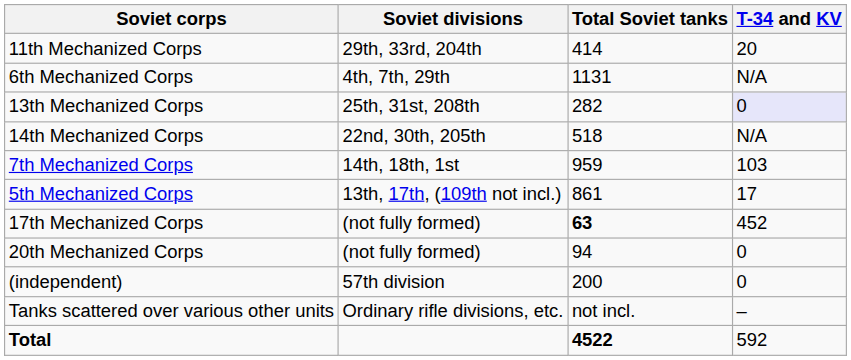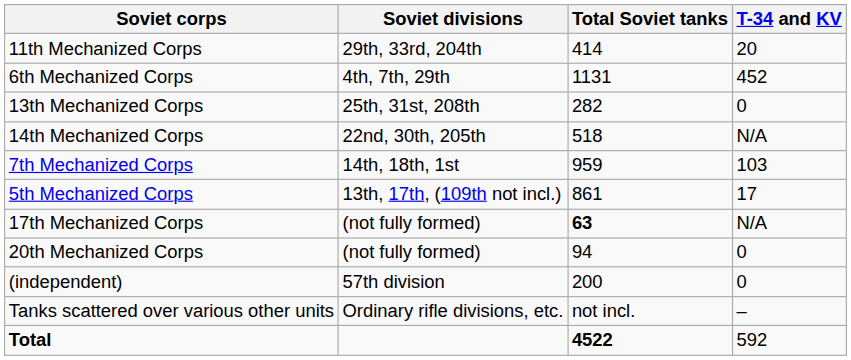(752, 77) N/A -> (752, 77) 452
(742, 106) lavender background -> (742, 106) no background
(752, 223) 452 -> (752, 223) N/A
